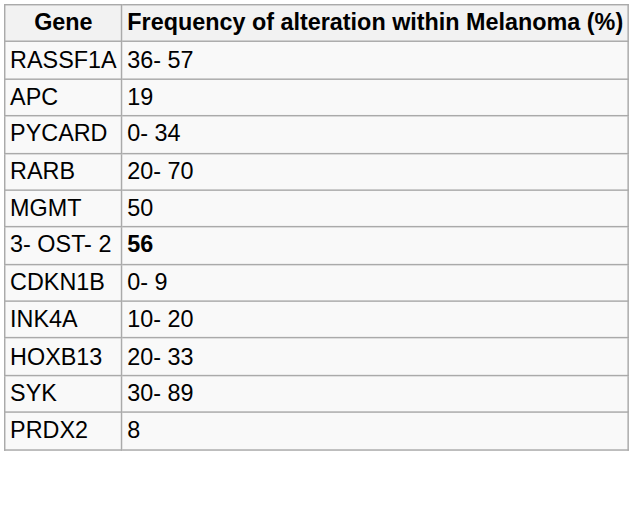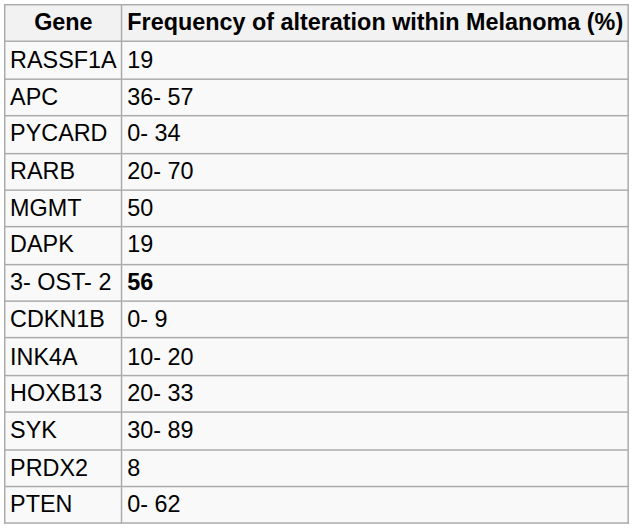(160, 60) 36- 57 -> (140, 60) 19
(140, 97) 19 -> (160, 97) 36- 57
+ row: (42, 245)
+ row: (41, 504)
